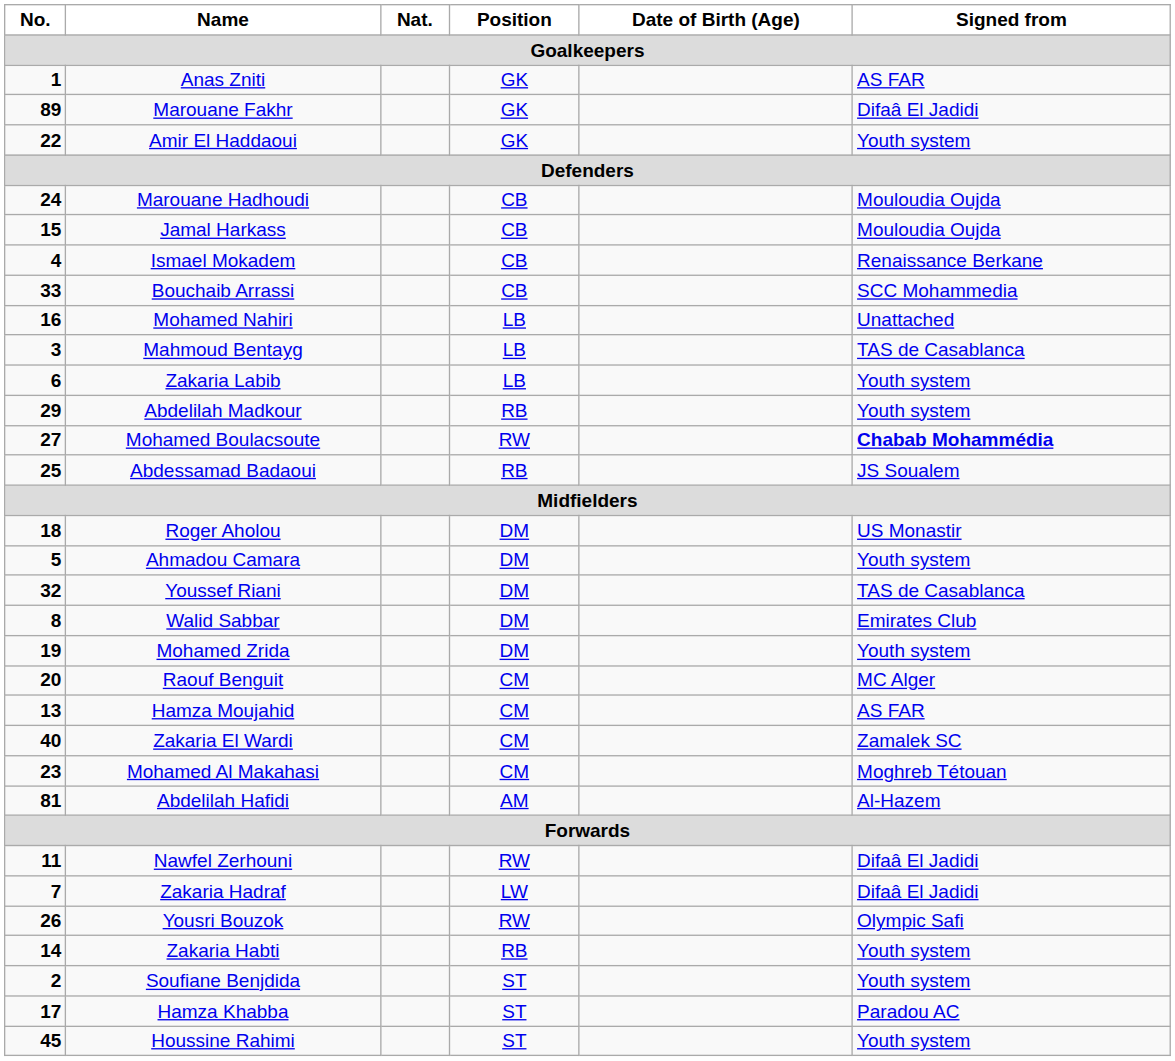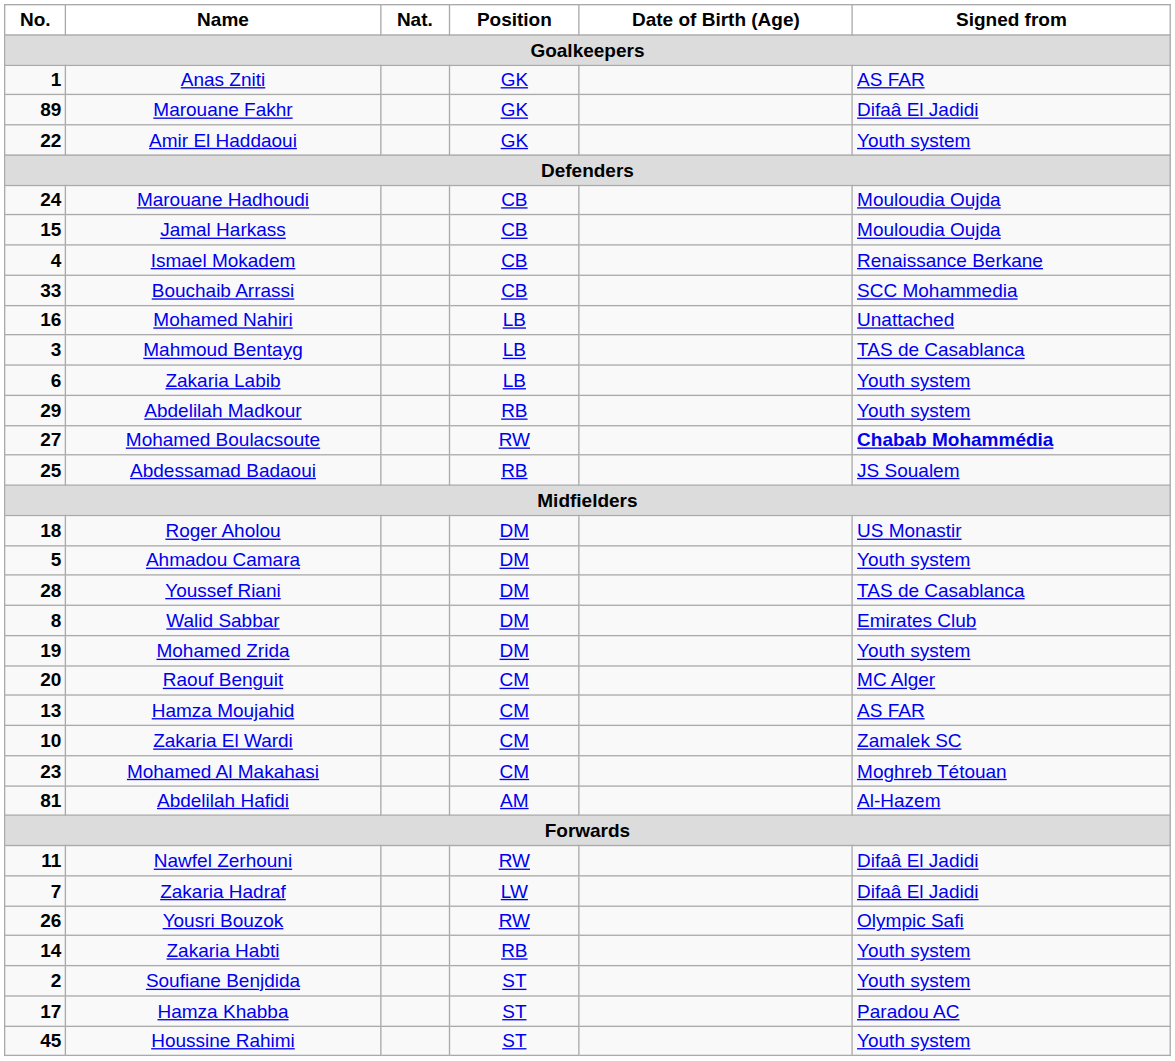(51, 591) 32 -> (51, 591) 28
(51, 741) 40 -> (51, 741) 10
